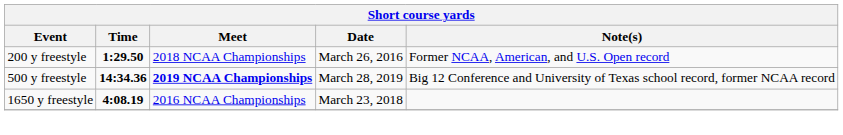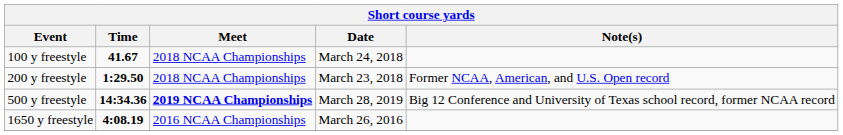+ row: (47, 57)
(361, 57) March 26, 2016 -> (361, 78) March 23, 2018
(361, 99) March 23, 2018 -> (361, 120) March 26, 2016
